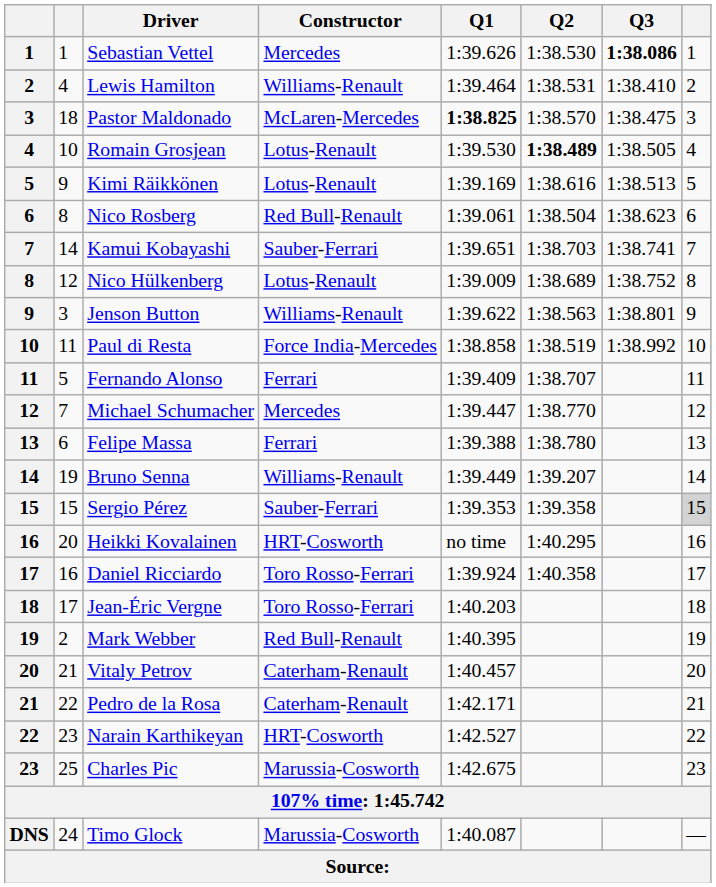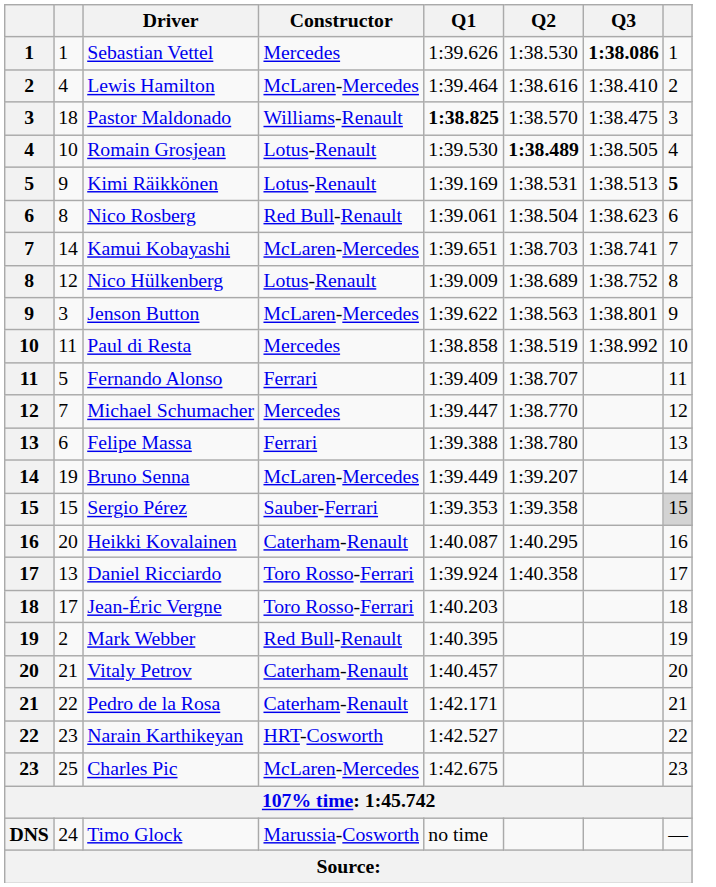(333, 85) Williams-Renault -> (341, 85) McLaren-Mercedes
(561, 85) 1:38.531 -> (543, 85) 1:38.616
(341, 117) McLaren-Mercedes -> (333, 117) Williams-Renault
(561, 183) 1:38.616 -> (543, 183) 1:38.531
(691, 183) normal -> (673, 183) bold
(321, 248) Sauber-Ferrari -> (341, 248) McLaren-Mercedes
(333, 313) Williams-Renault -> (341, 313) McLaren-Mercedes
(350, 345) Force India-Mercedes -> (302, 345) Mercedes
(333, 475) Williams-Renault -> (341, 475) McLaren-Mercedes
(323, 540) HRT-Cosworth -> (336, 540) Caterham-Renault
(476, 540) no time -> (463, 540) 1:40.087
(68, 573) 16 -> (68, 573) 13
(341, 768) Marussia-Cosworth -> (341, 768) McLaren-Mercedes
(481, 833) 1:40.087 -> (458, 833) no time
